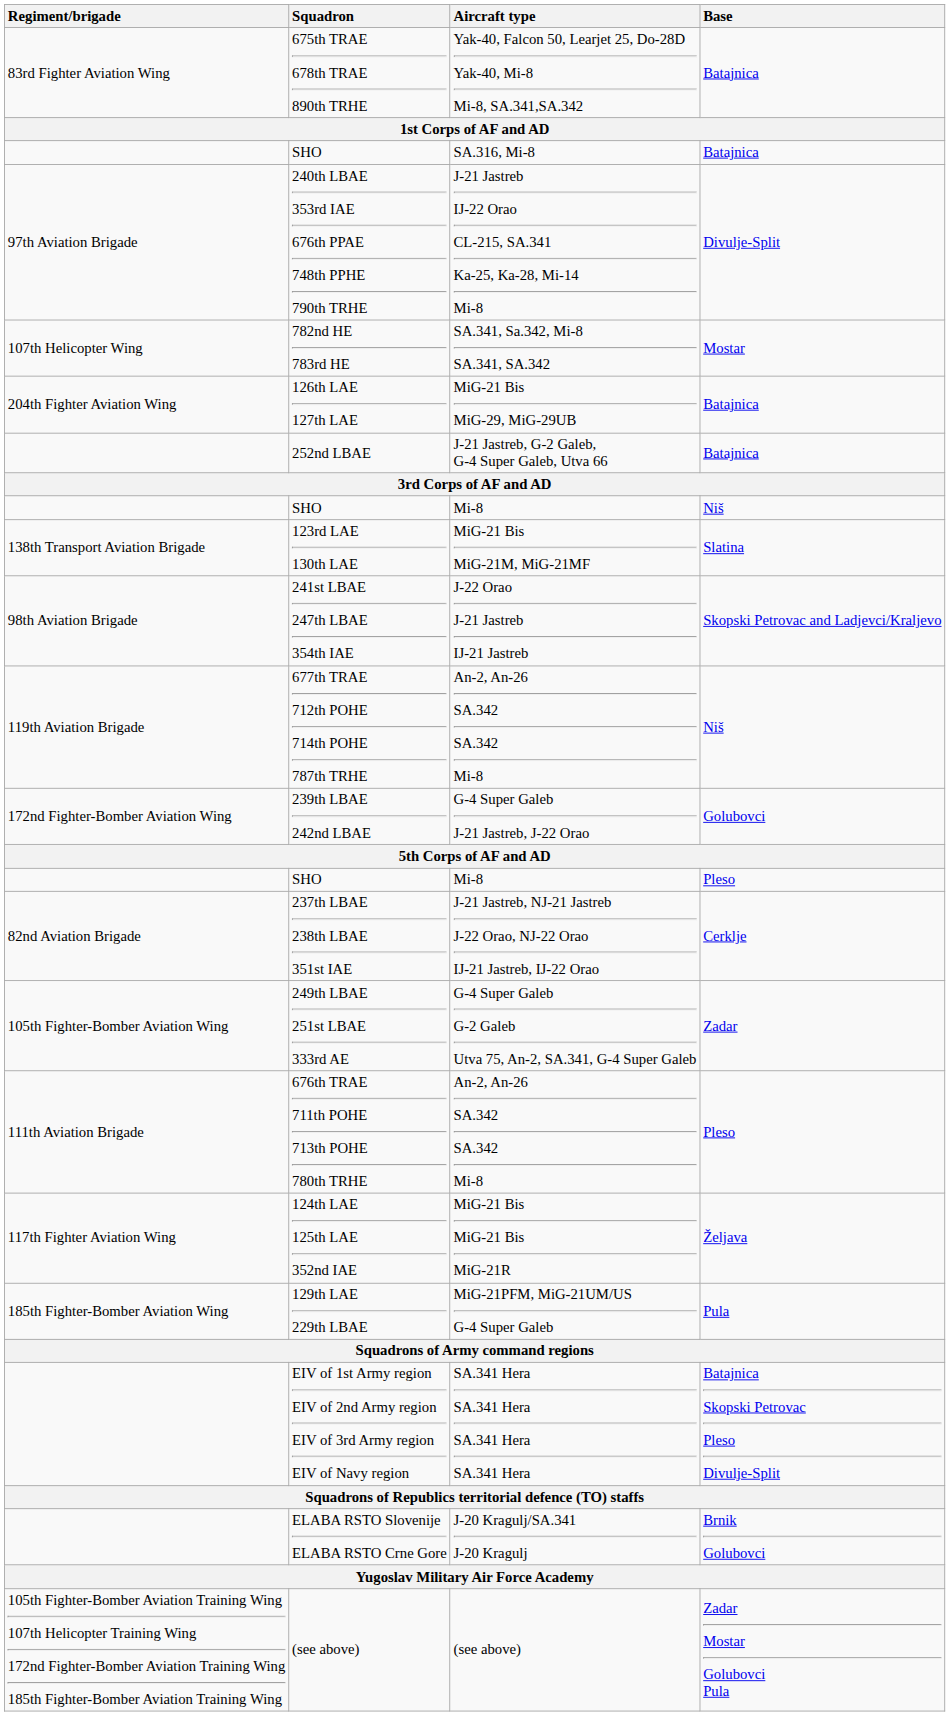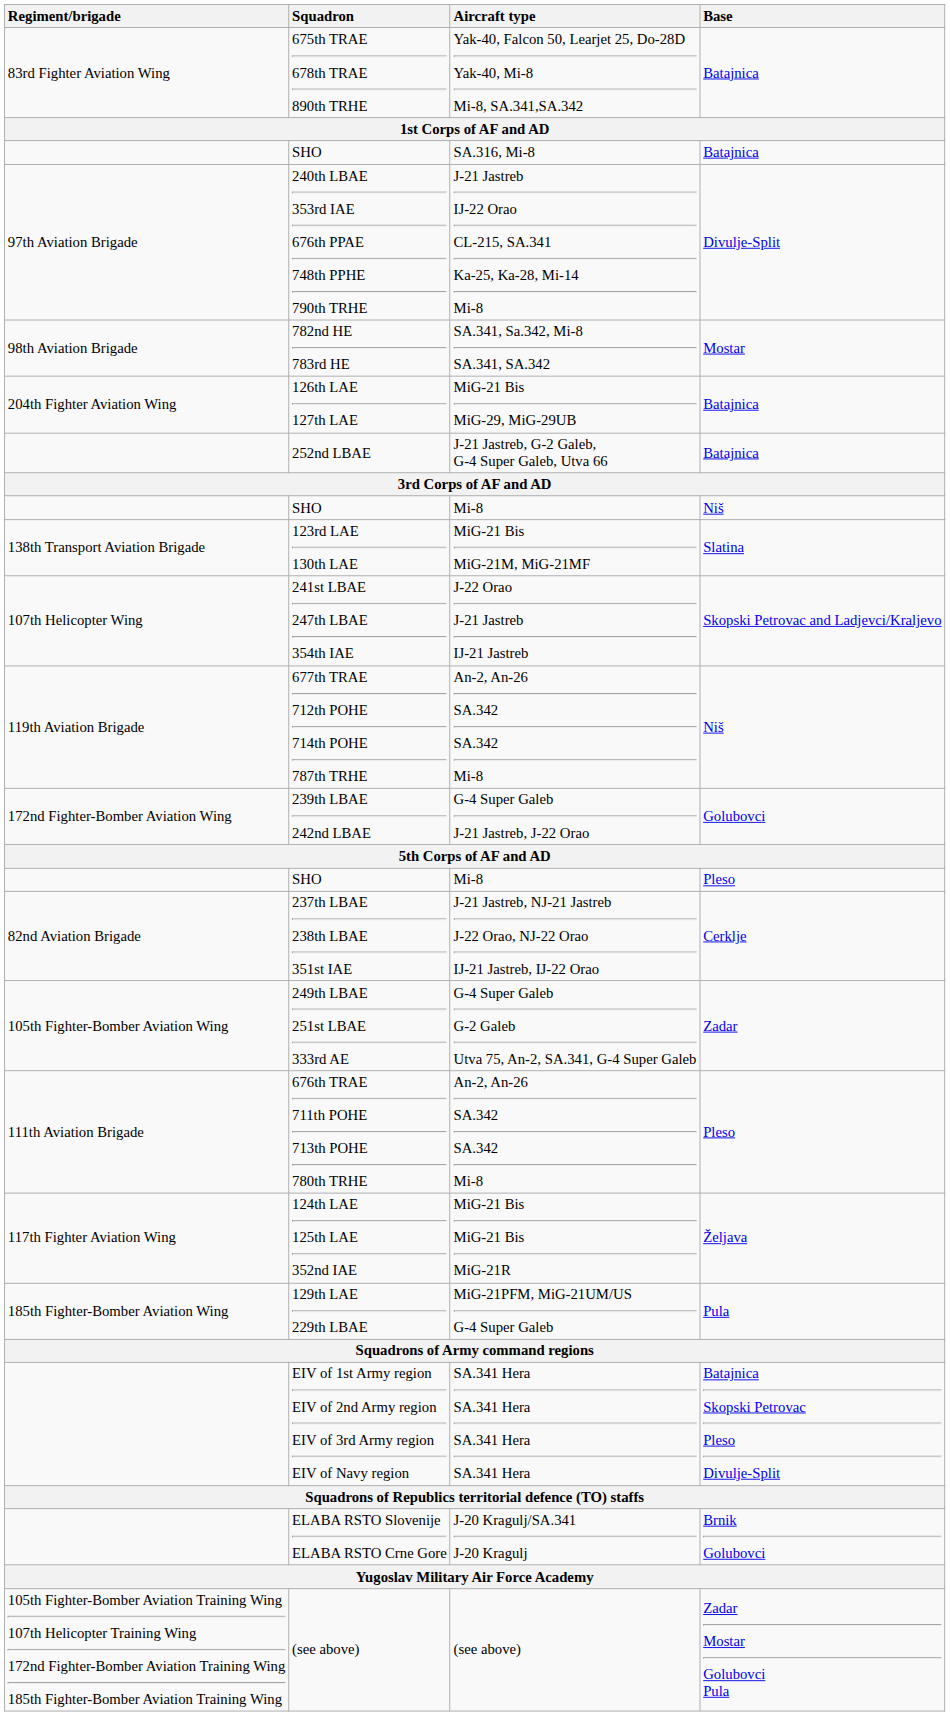(75, 348) 107th Helicopter Wing -> (73, 348) 98th Aviation Brigade
(73, 620) 98th Aviation Brigade -> (75, 620) 107th Helicopter Wing
